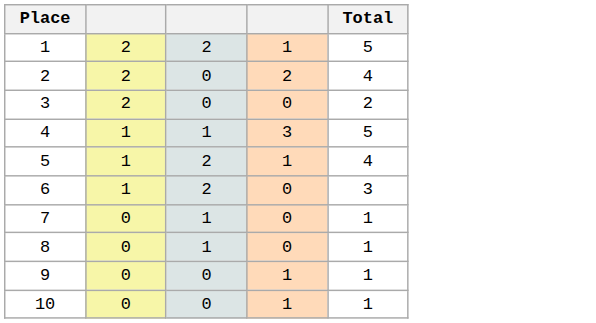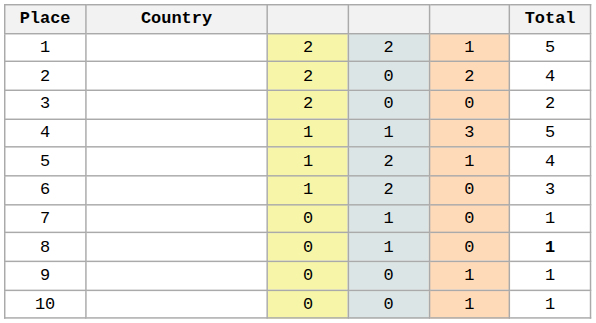+ column: (177, 19)
(368, 247) normal -> (550, 247) bold
